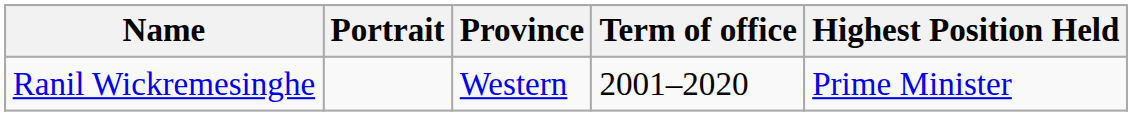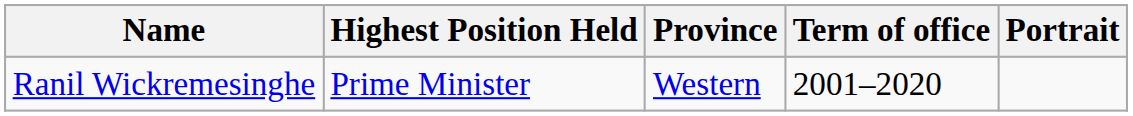columns swapped: (387, 30) <-> (966, 30)
